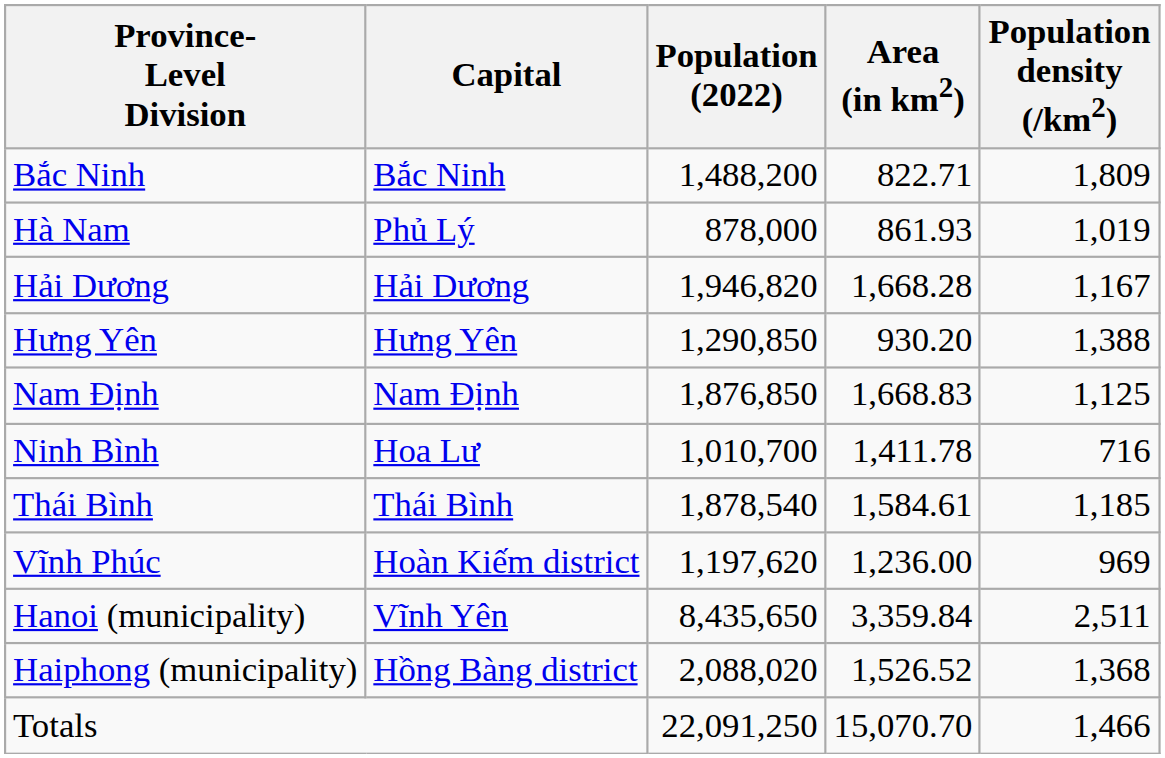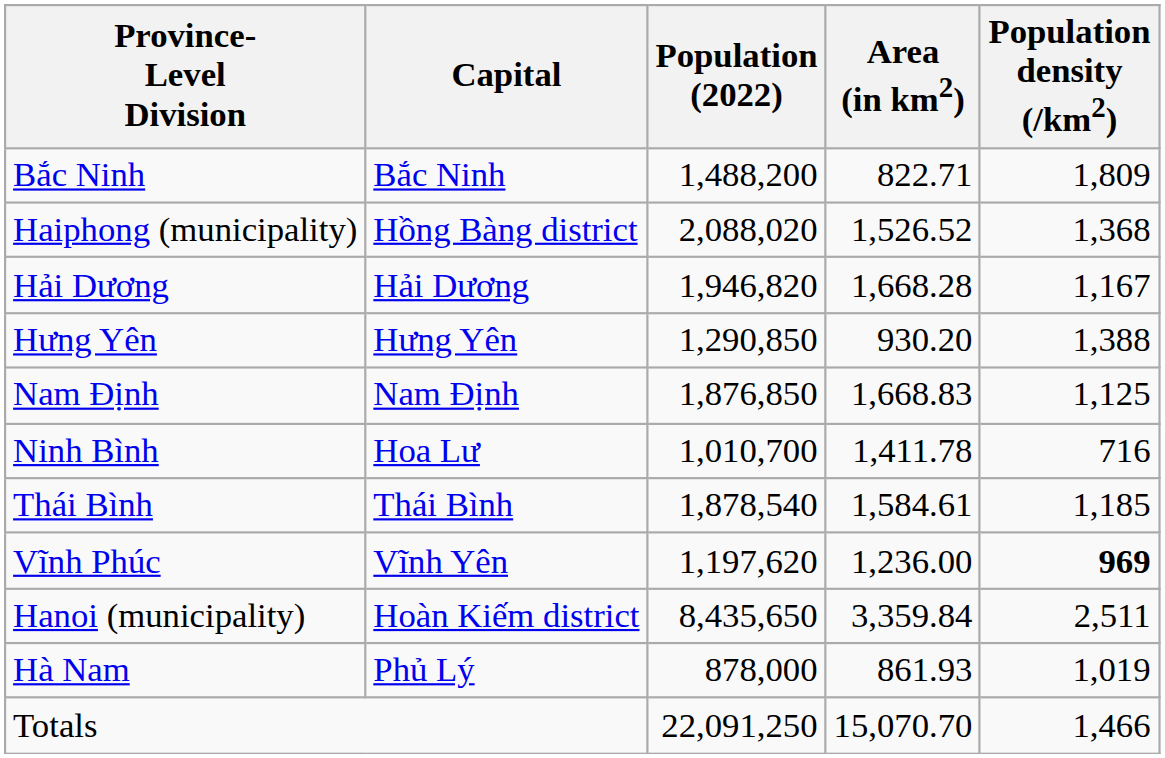rows swapped: (71, 229) <-> (185, 670)
(506, 560) Hoàn Kiếm district -> (441, 560) Vĩnh Yên
(1124, 560) normal -> (1124, 560) bold
(441, 615) Vĩnh Yên -> (506, 615) Hoàn Kiếm district
